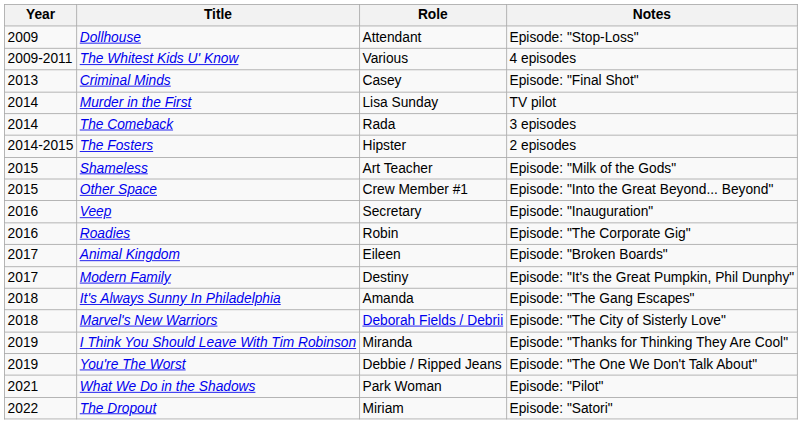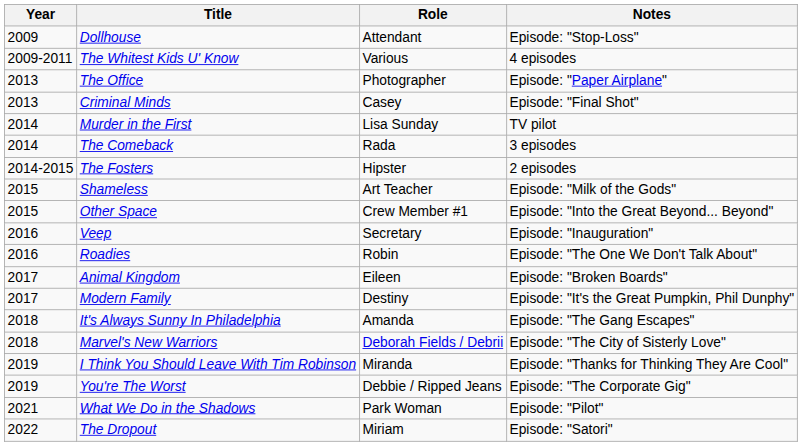+ row: (111, 80)
(600, 233) Episode: "The Corporate Gig" -> (633, 255) Episode: "The One We Don't Talk About"
(633, 364) Episode: "The One We Don't Talk About" -> (600, 386) Episode: "The Corporate Gig"
